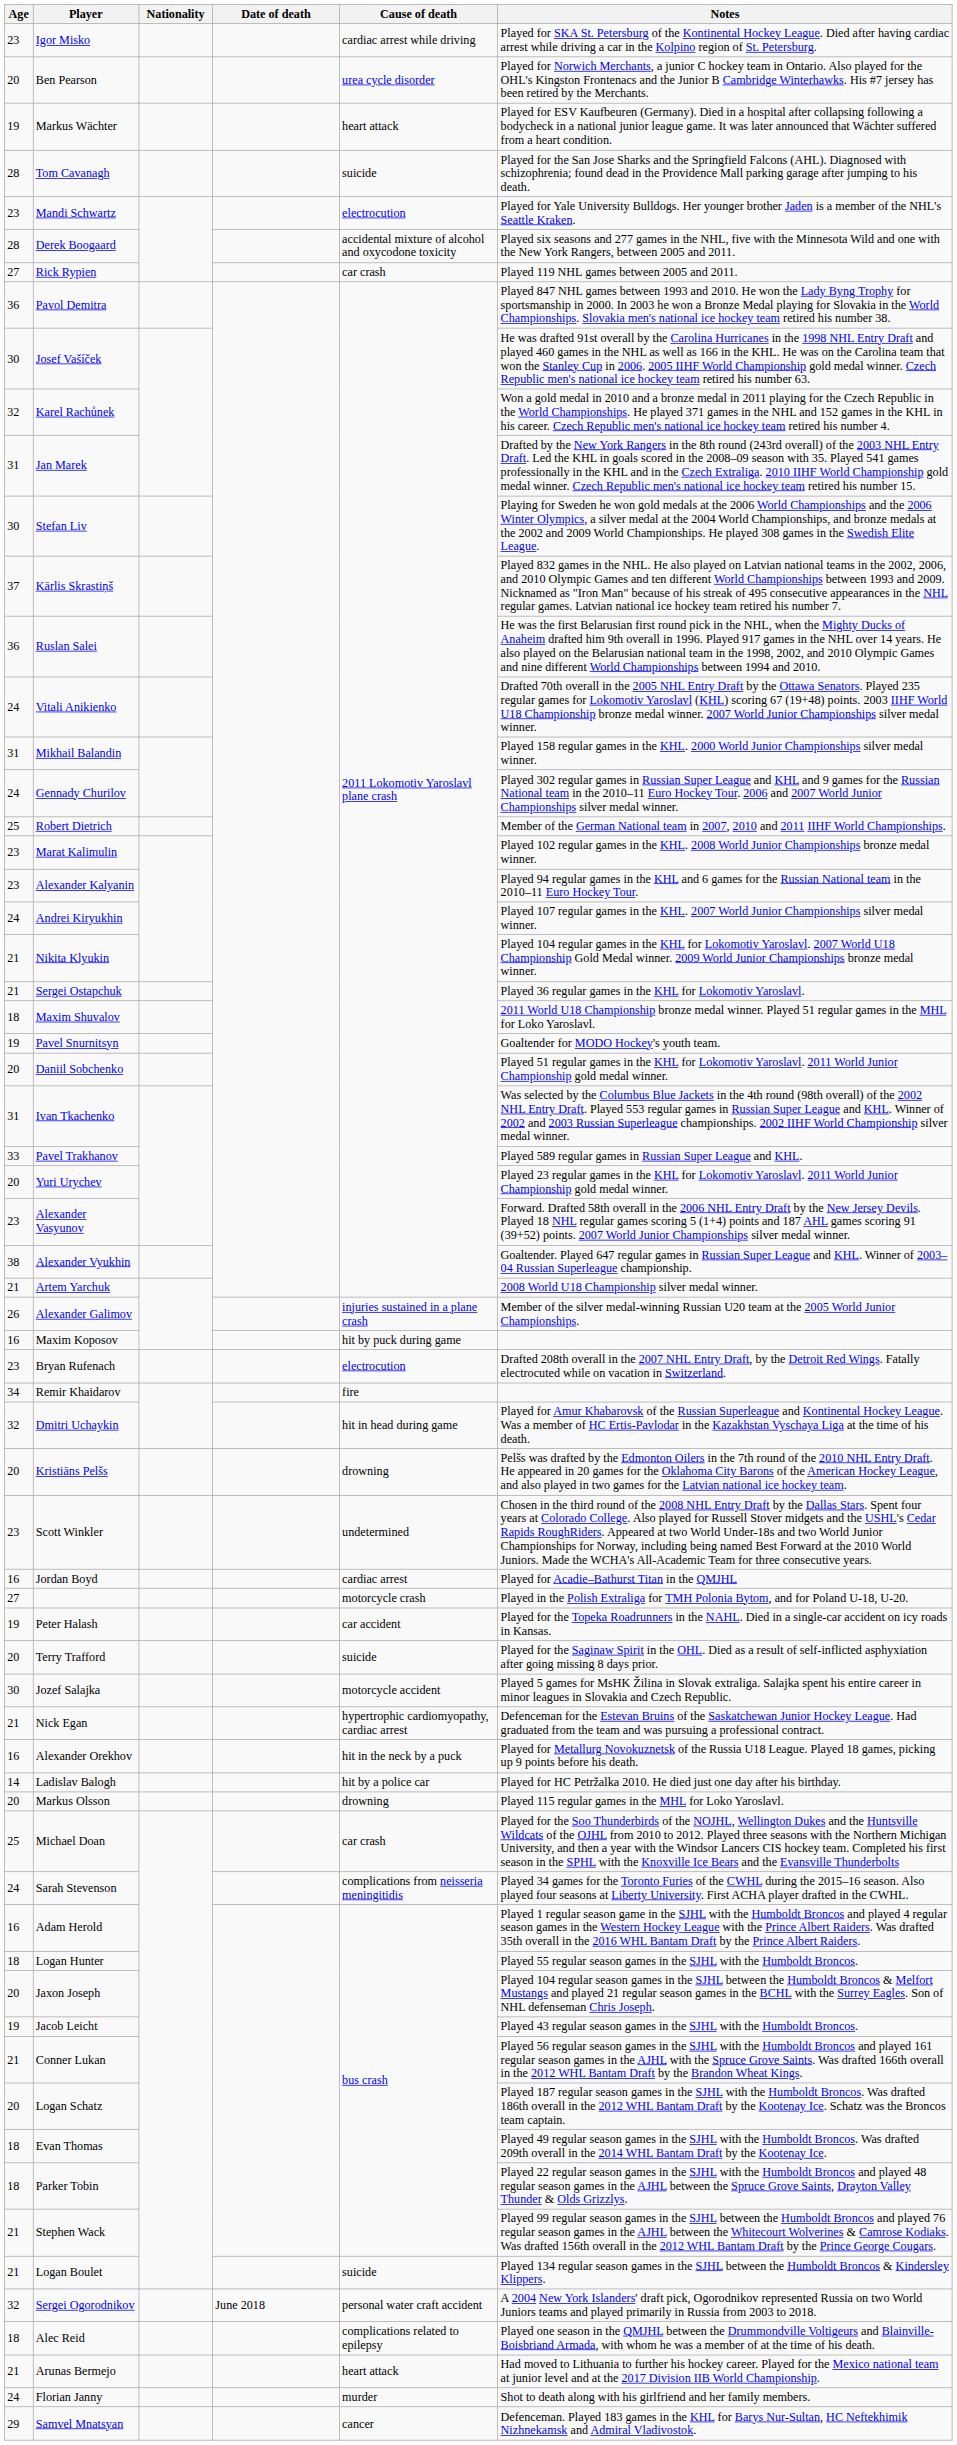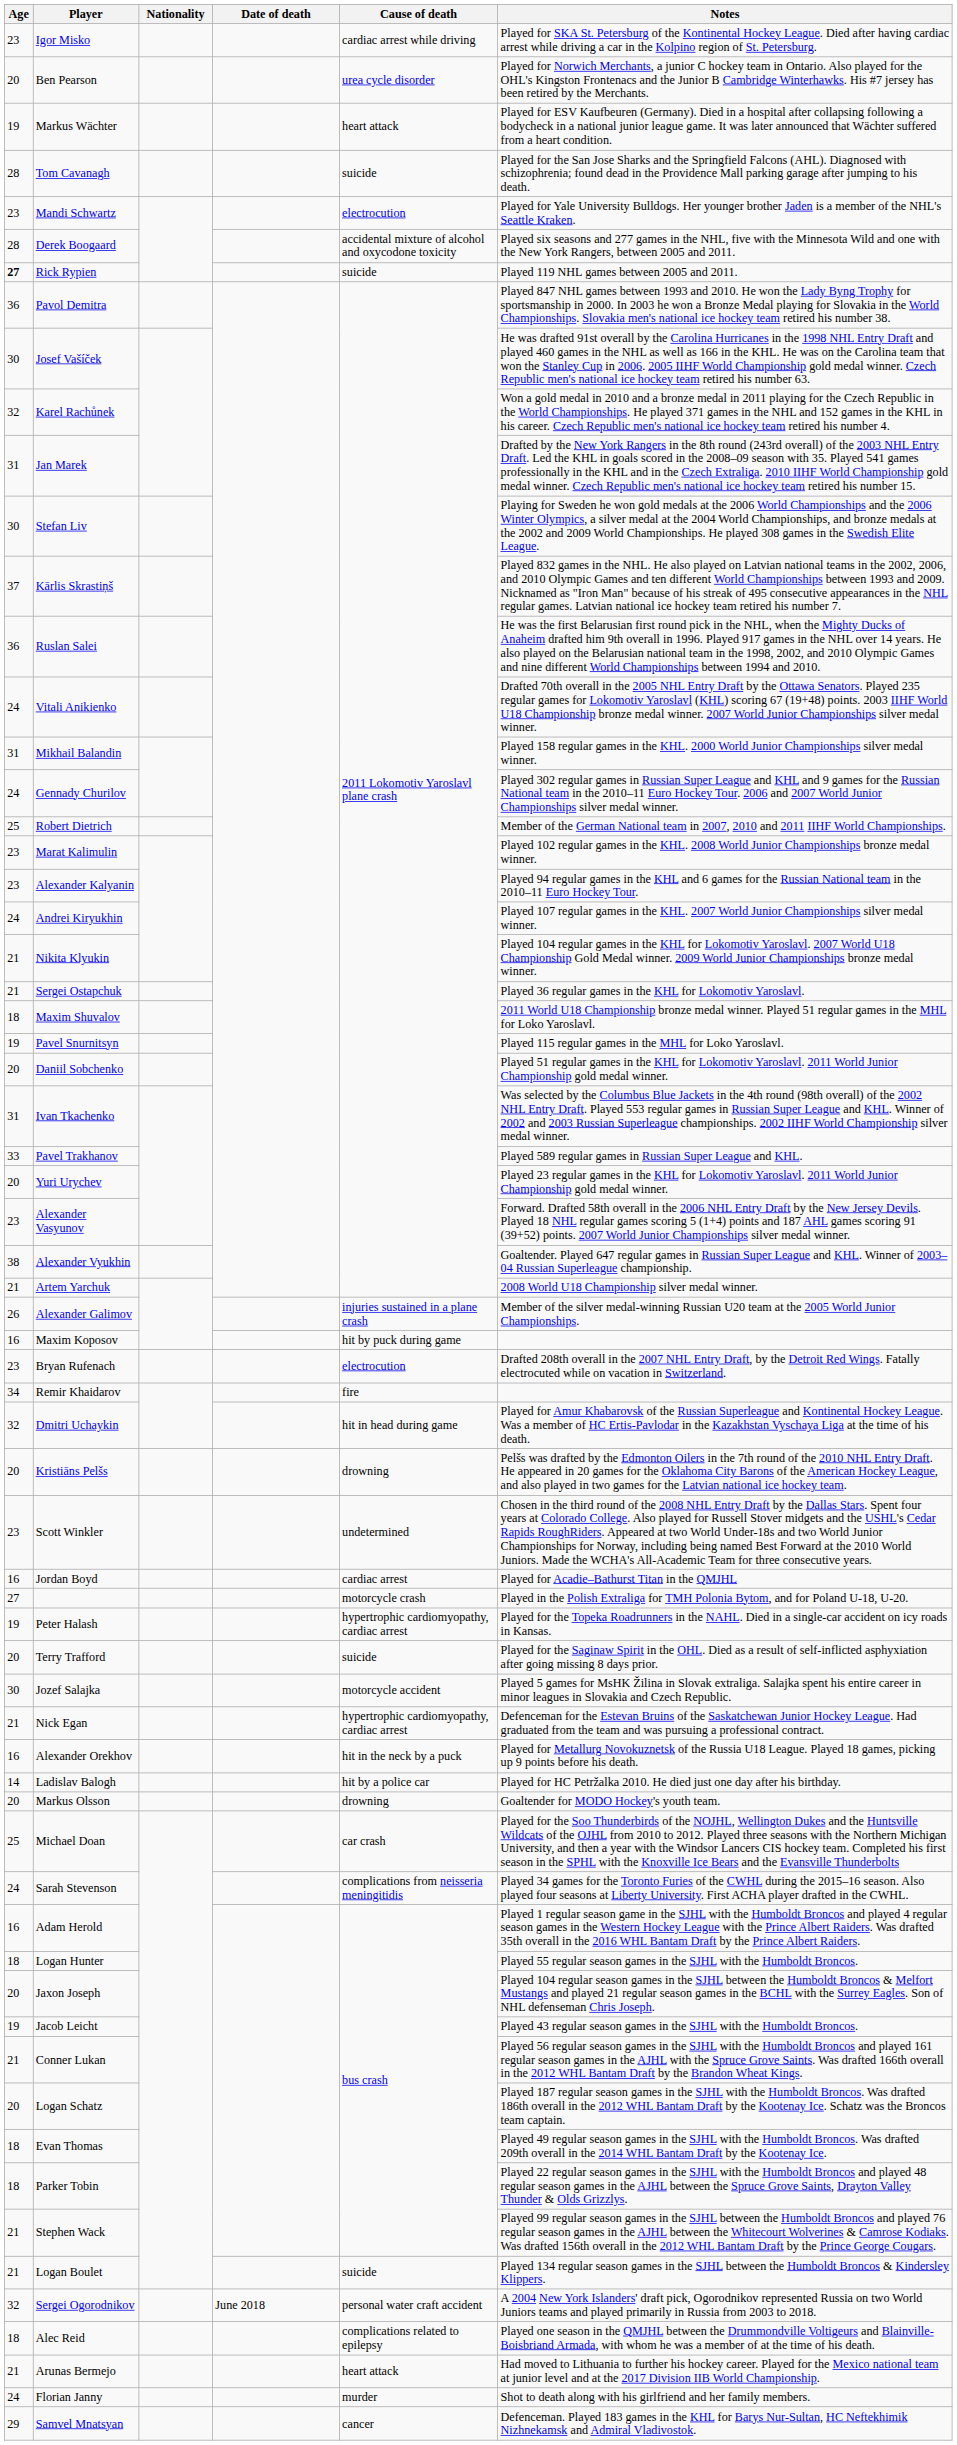(13, 272) normal -> (13, 272) bold
(364, 272) car crash -> (359, 272) suicide
(610, 1043) Goaltender for MODO Hockey's youth team. -> (642, 1043) Played 115 regular games in the MHL for Loko Yaroslavl.
(371, 1624) car accident -> (415, 1624) hypertrophic cardiomyopathy, cardiac arrest
(642, 1801) Played 115 regular games in the MHL for Loko Yaroslavl. -> (610, 1801) Goaltender for MODO Hockey's youth team.
